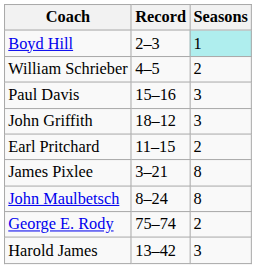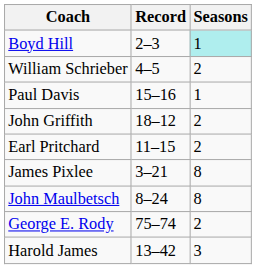(198, 95) 3 -> (198, 95) 1
(198, 120) 3 -> (198, 120) 2
